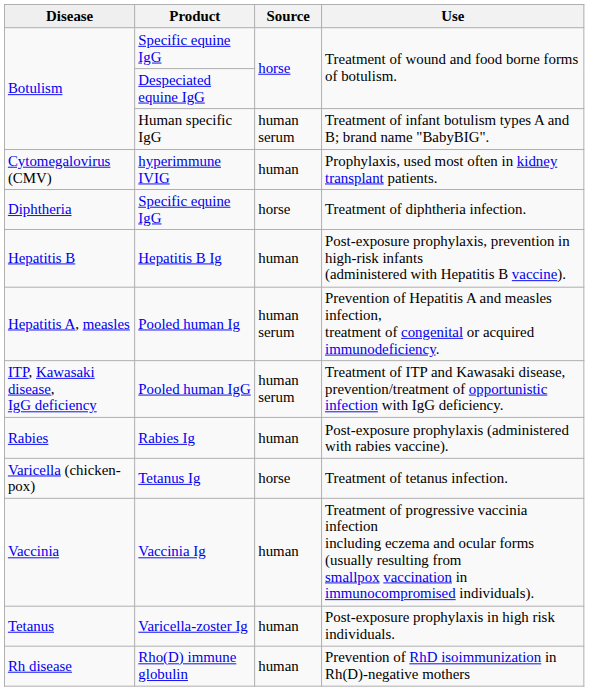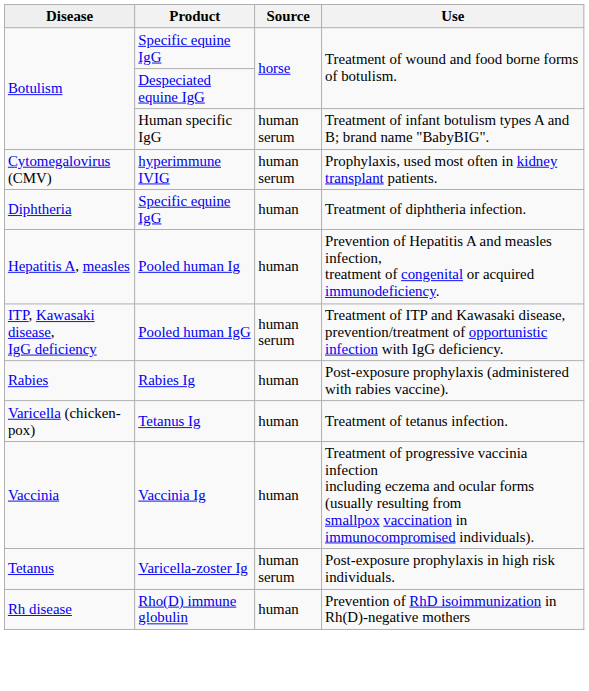(278, 169) human -> (278, 169) human serum
(274, 209) horse -> (278, 209) human
- row: (180, 258)
(278, 323) human serum -> (278, 266) human
(274, 478) horse -> (278, 421) human
(278, 625) human -> (278, 568) human serum
